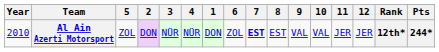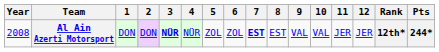columns swapped: (213, 12) <-> (127, 12)
(18, 33) 2010 -> (18, 33) 2008
(170, 33) normal -> (170, 33) bold
